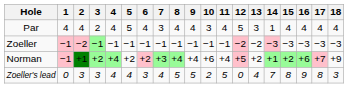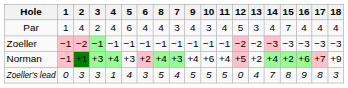columns swapped: (161, 12) <-> (177, 12)
(66, 28) 4 -> (66, 28) 1
(129, 28) 5 -> (129, 28) 6
(272, 28) 1 -> (272, 28) 4
(288, 28) 4 -> (288, 28) 7
(97, 59) +2 -> (97, 59) +3
(129, 59) +2 -> (129, 59) +3
(272, 59) +1 -> (272, 59) +4
(113, 75) 4 -> (113, 75) 1
(209, 75) 2 -> (209, 75) 5
